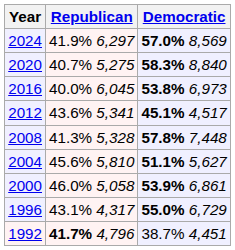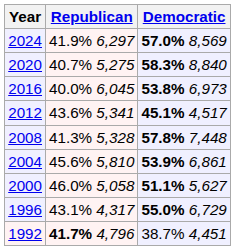(184, 161) 51.1% 5,627 -> (184, 161) 53.9% 6,861
(184, 185) 53.9% 6,861 -> (184, 185) 51.1% 5,627
